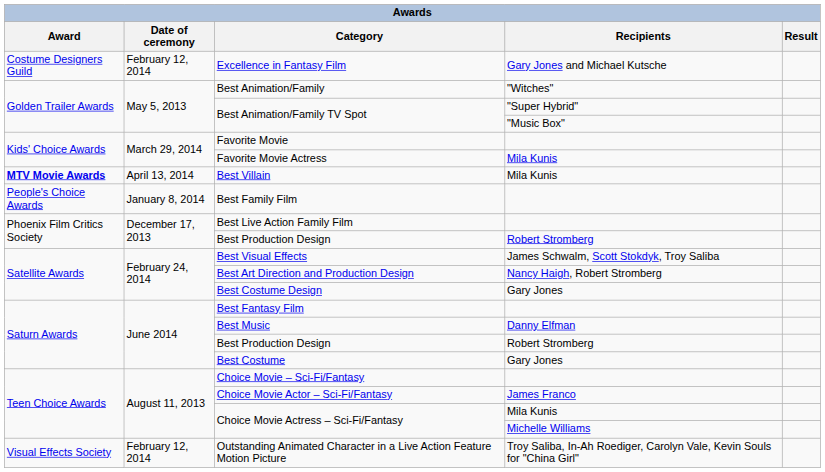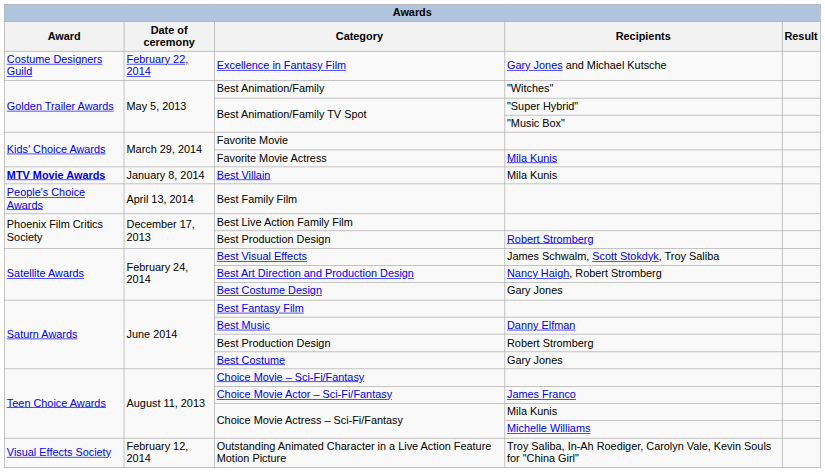(157, 65) February 12, 2014 -> (157, 65) February 22, 2014
(160, 175) April 13, 2014 -> (166, 175) January 8, 2014
(166, 199) January 8, 2014 -> (160, 199) April 13, 2014
